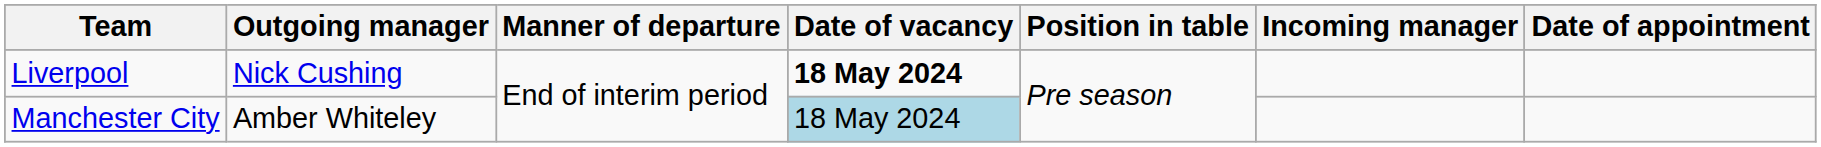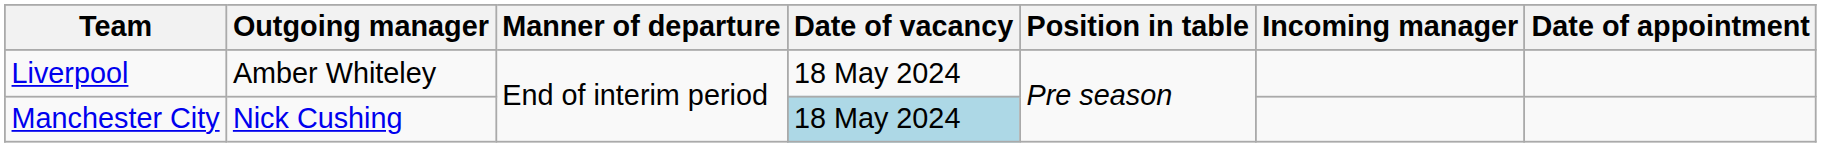(318, 73) Nick Cushing -> (335, 73) Amber Whiteley
(878, 73) bold -> (877, 73) normal
(335, 118) Amber Whiteley -> (318, 118) Nick Cushing
